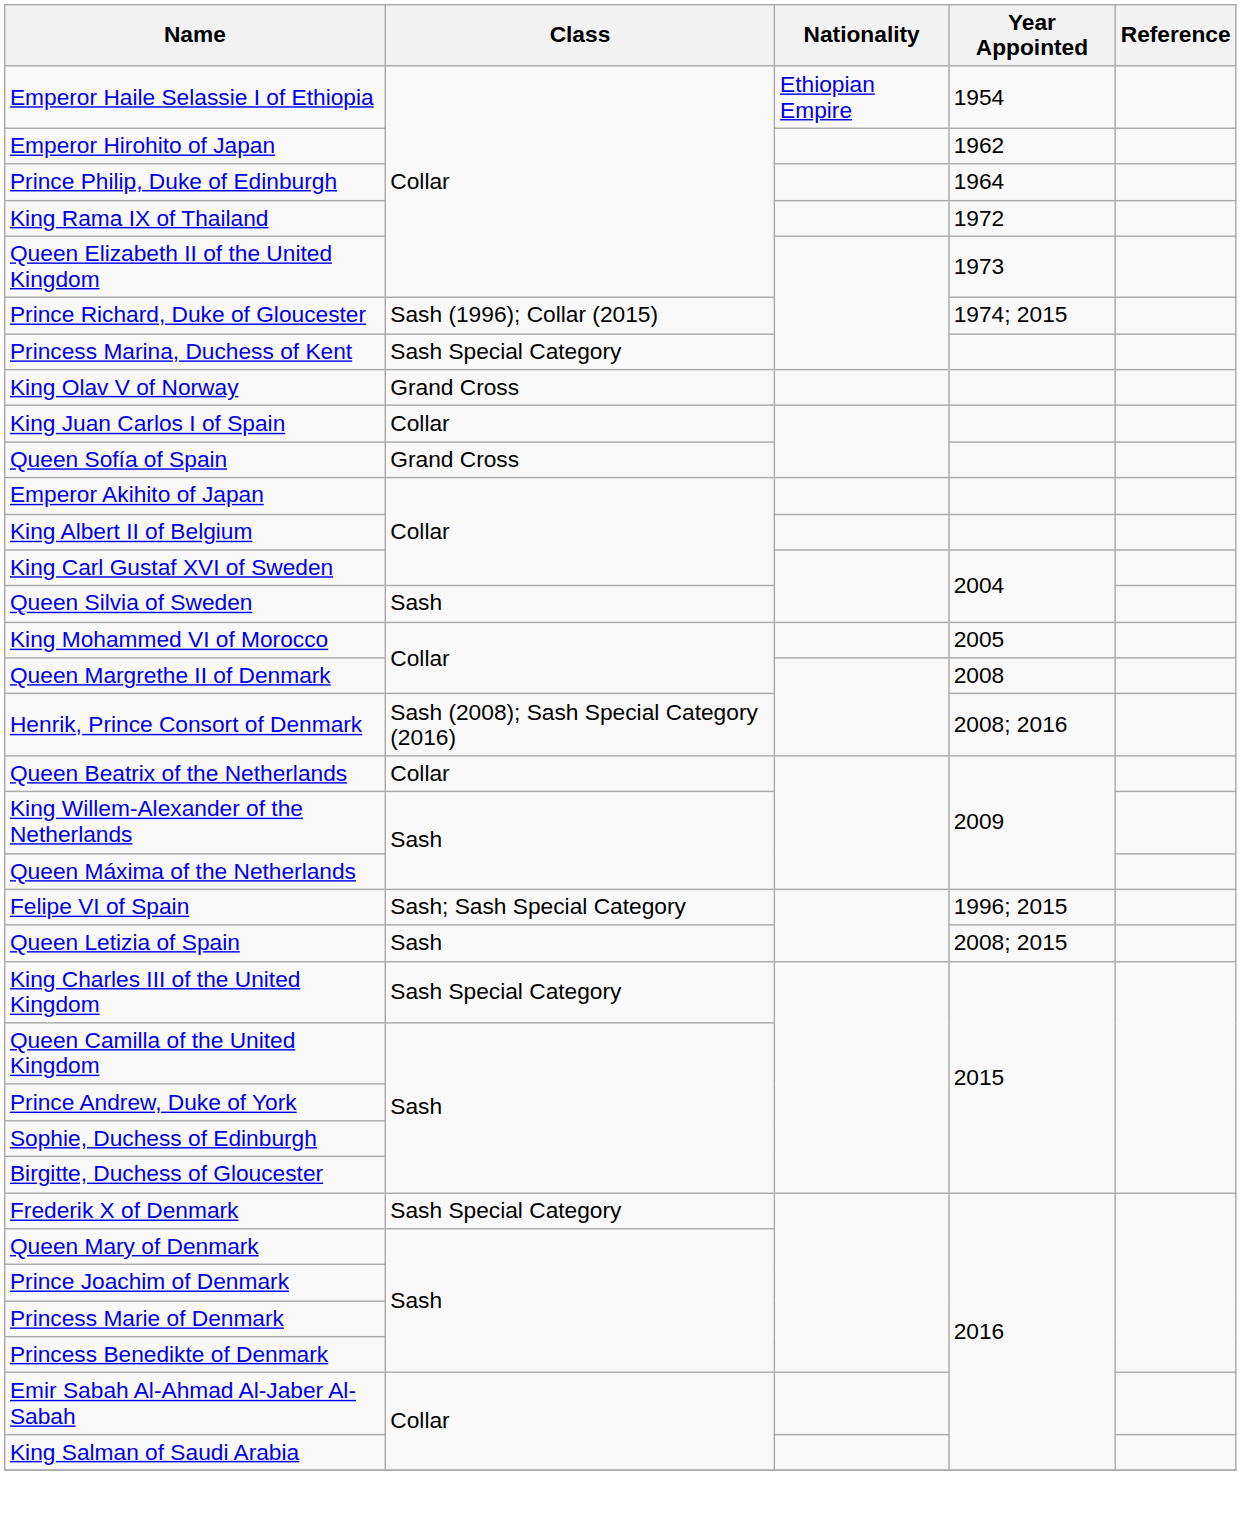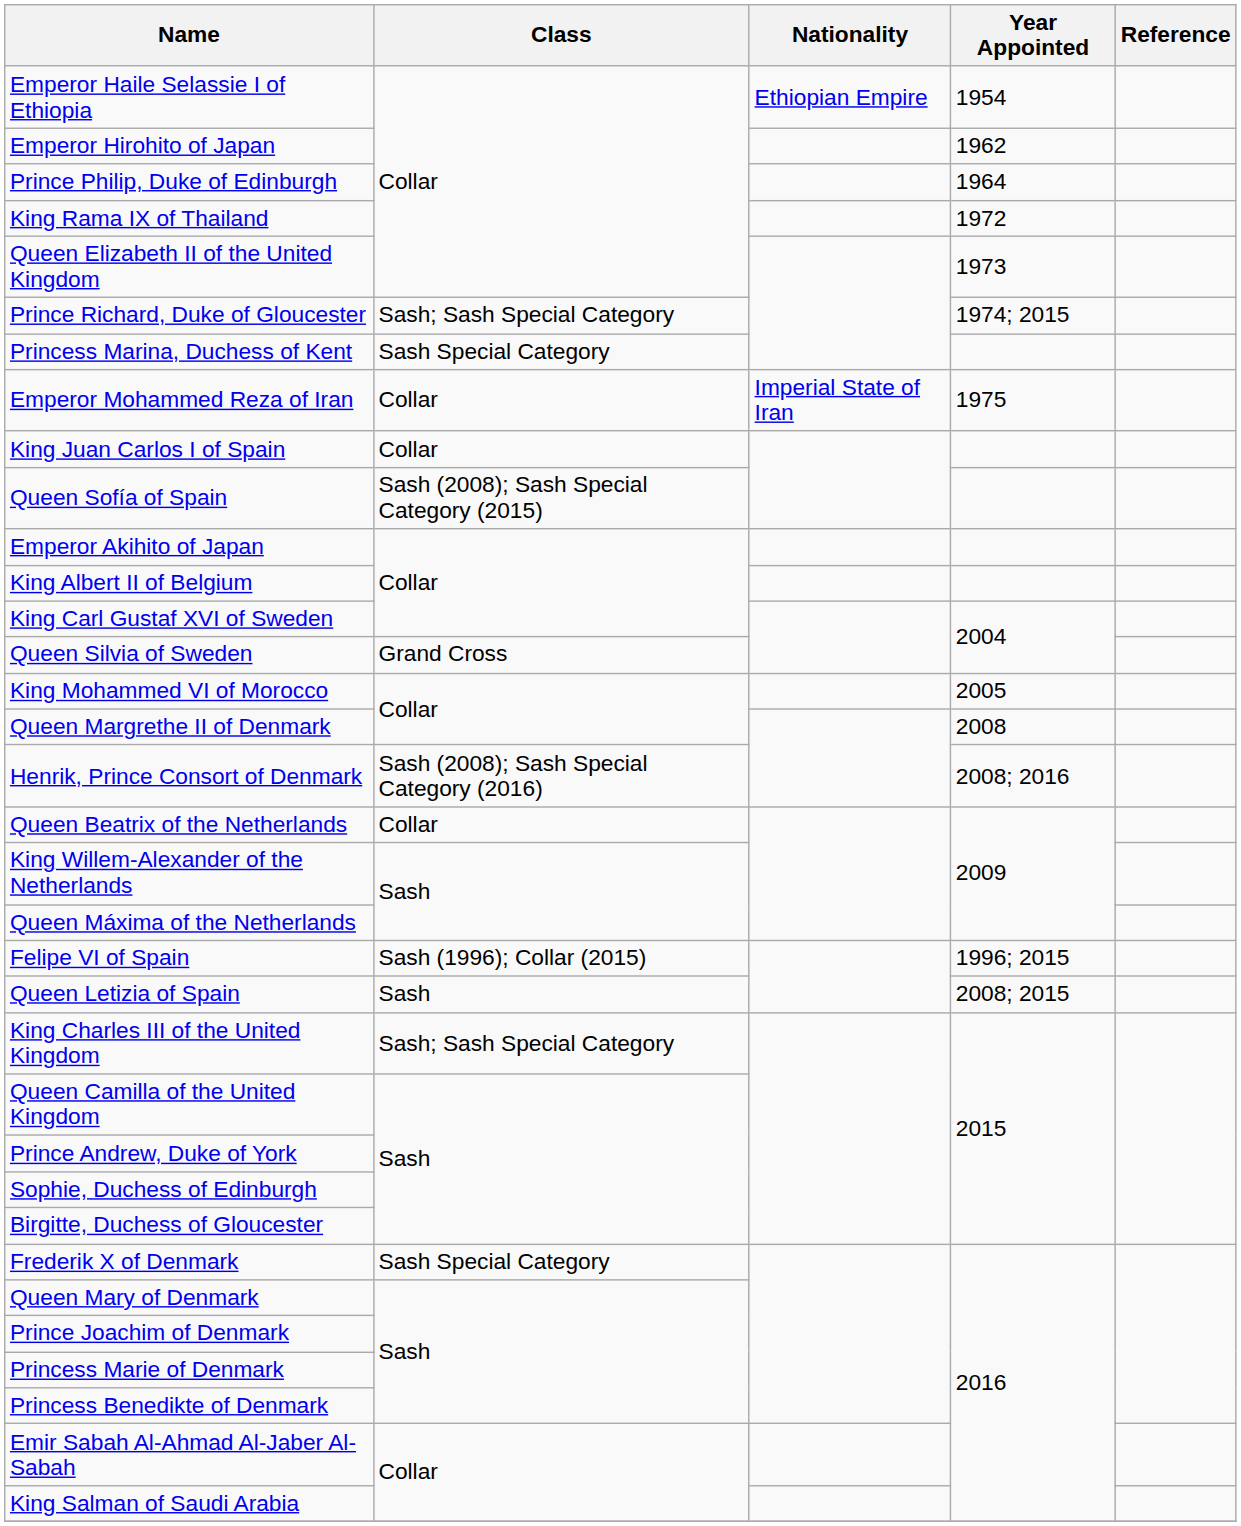(524, 315) Sash (1996); Collar (2015) -> (526, 315) Sash; Sash Special Category
+ row: (182, 400)
- row: (124, 387)
(455, 459) Grand Cross -> (513, 497) Sash (2008); Sash Special Category (2015)
(416, 603) Sash -> (443, 654) Grand Cross
(538, 906) Sash; Sash Special Category -> (512, 958) Sash (1996); Collar (2015)
(506, 991) Sash Special Category -> (526, 1042) Sash; Sash Special Category
